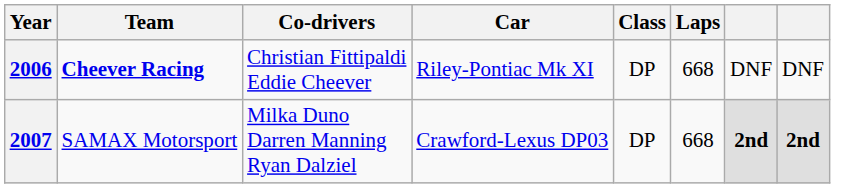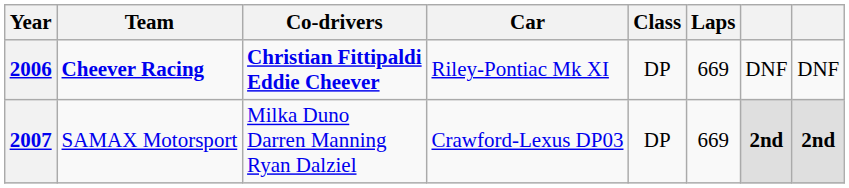(327, 69) normal -> (334, 69) bold
(698, 69) 668 -> (713, 69) 669
(698, 141) 668 -> (713, 141) 669
